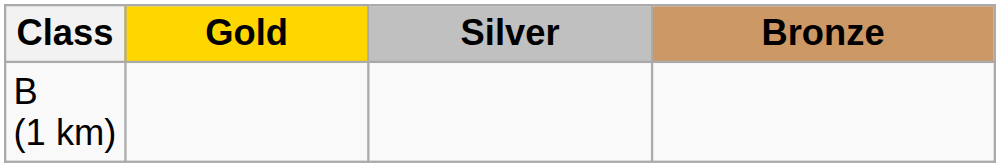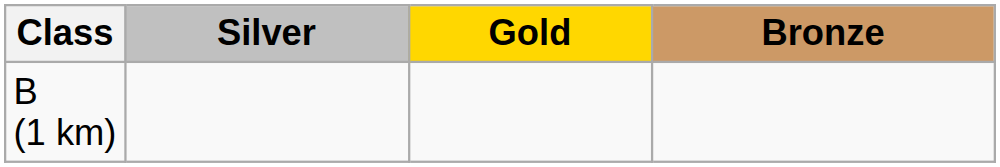columns swapped: (247, 33) <-> (510, 33)
